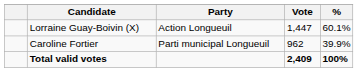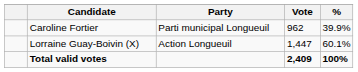rows swapped: (84, 28) <-> (64, 43)
